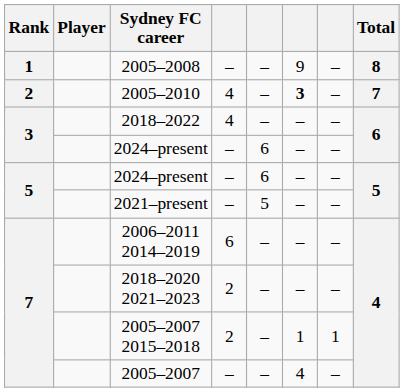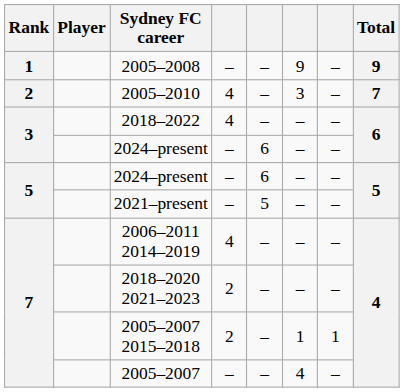(376, 65) 8 -> (376, 65) 9
(300, 93) bold -> (300, 93) normal
(229, 241) 6 -> (229, 241) 4
